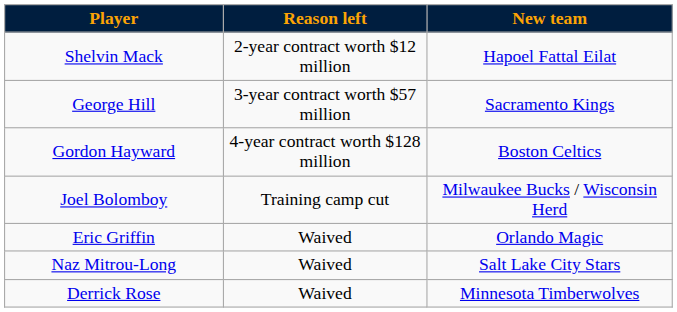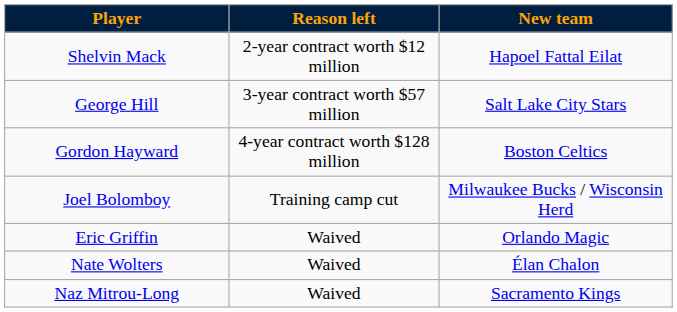(550, 103) Sacramento Kings -> (556, 103) Salt Lake City Stars
+ row: (117, 265)
(550, 265) Salt Lake City Stars -> (556, 293) Sacramento Kings
- row: (114, 293)
